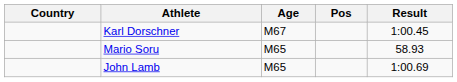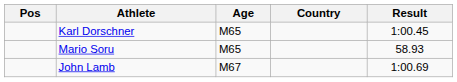columns swapped: (341, 13) <-> (53, 13)
(275, 31) M67 -> (230, 31) M65
(275, 67) M65 -> (230, 67) M67
